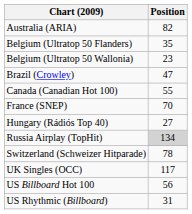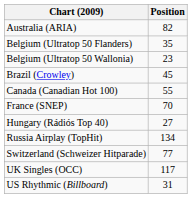(168, 75) 47 -> (168, 75) 45
(168, 138) lightgrey background -> (168, 138) no background
(168, 153) 78 -> (168, 153) 77
- row: (50, 185)
